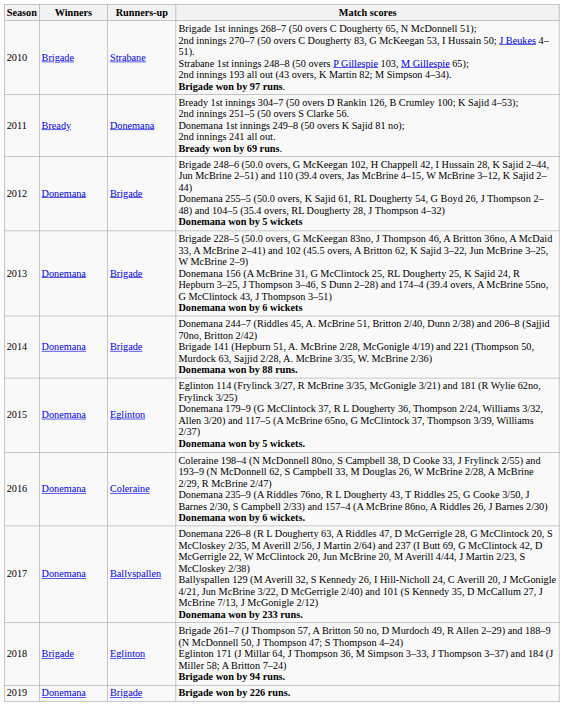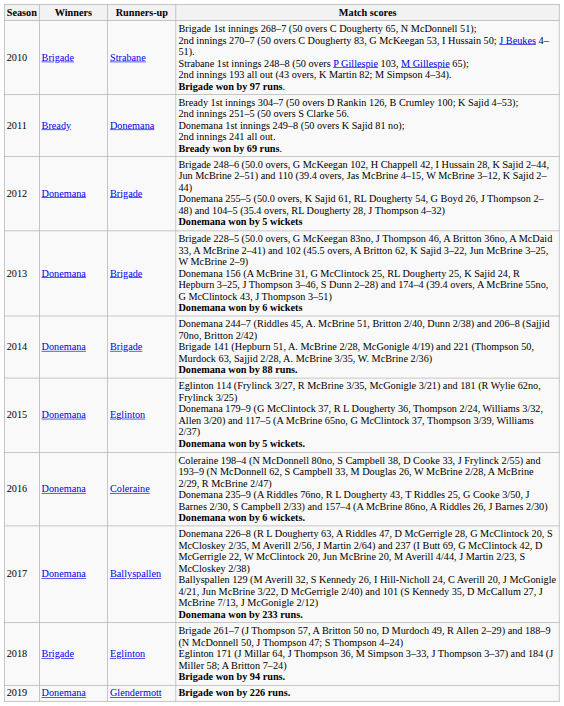(126, 693) Brigade -> (136, 693) Glendermott
